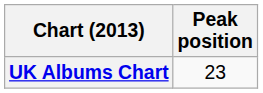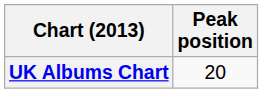(215, 72) 23 -> (215, 72) 20
